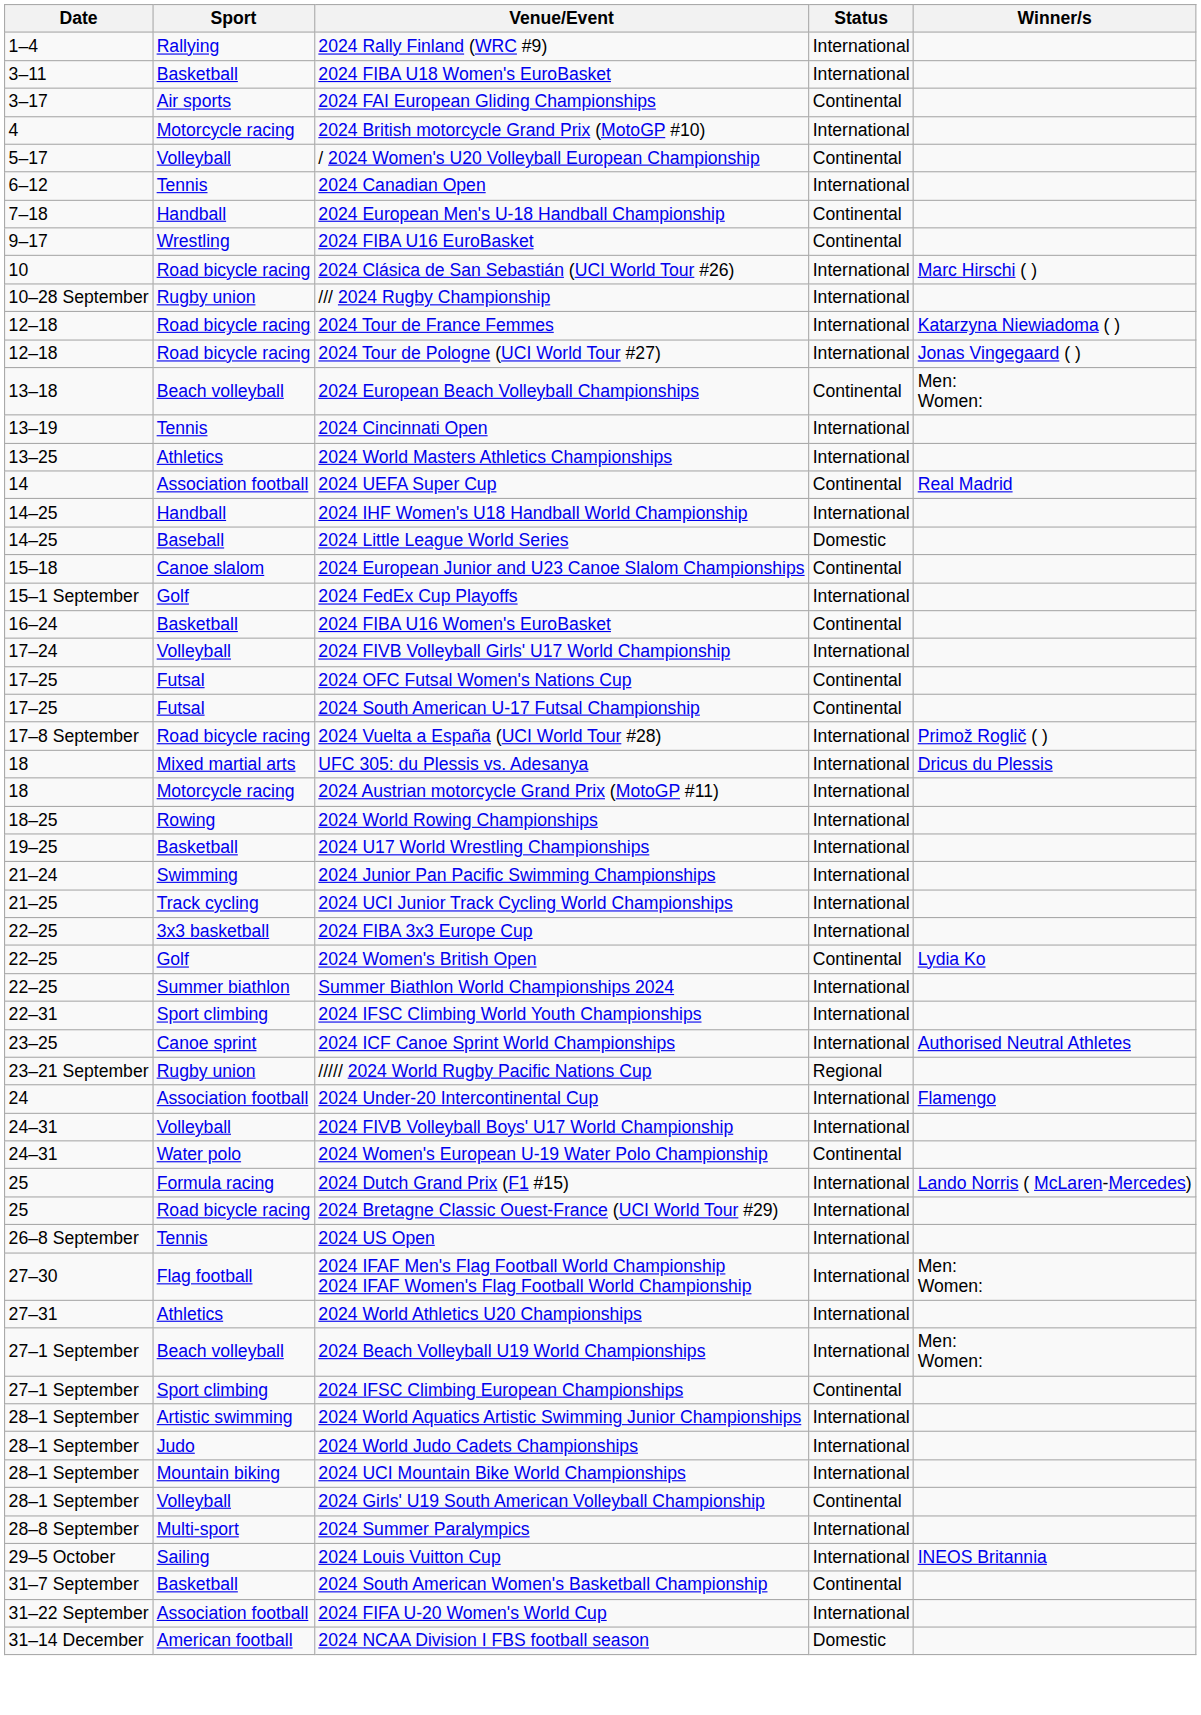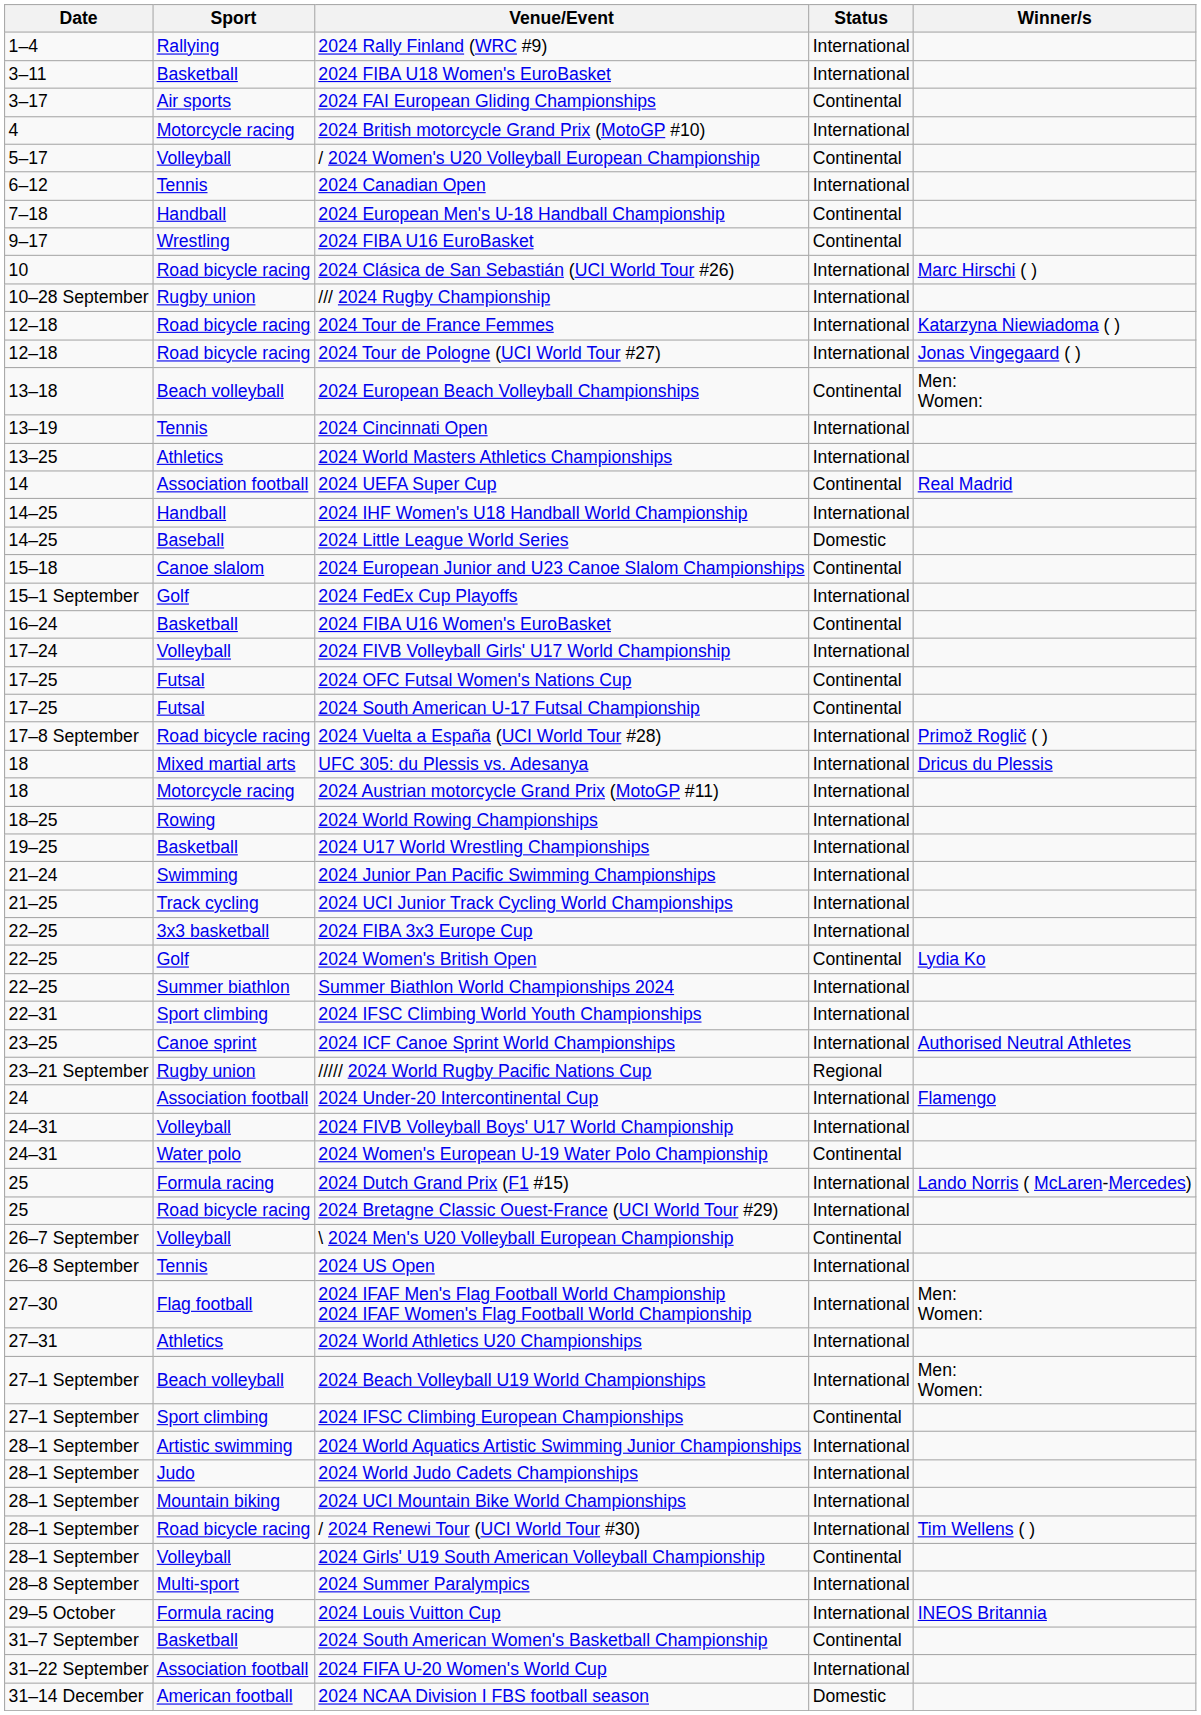+ row: (526, 1238)
+ row: (479, 1529)
(183, 1557) Sailing -> (215, 1613) Formula racing
